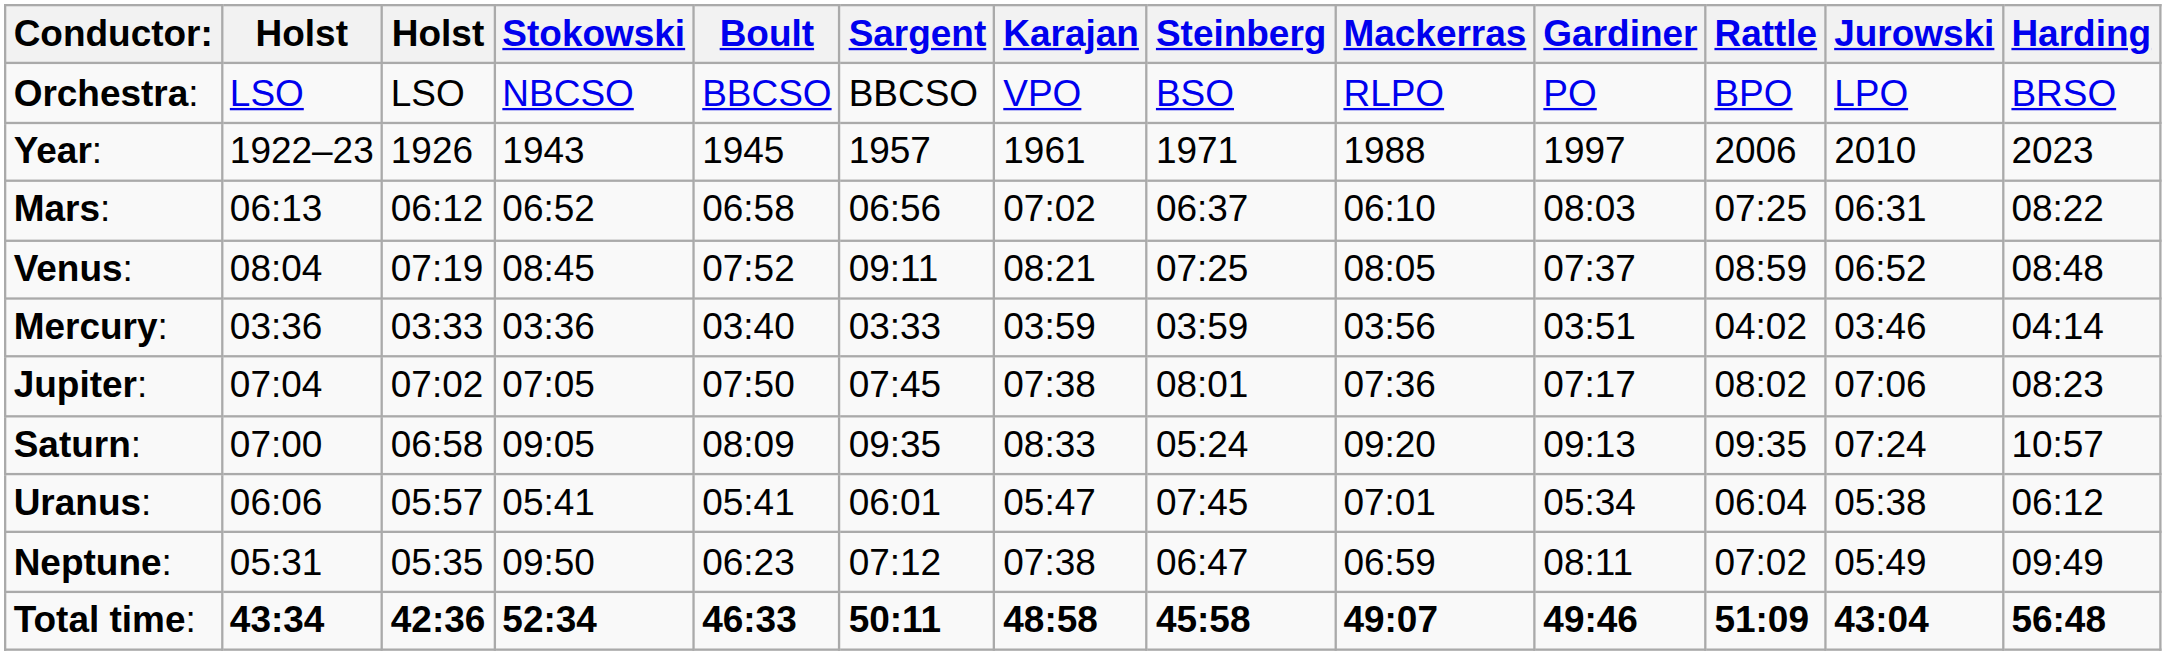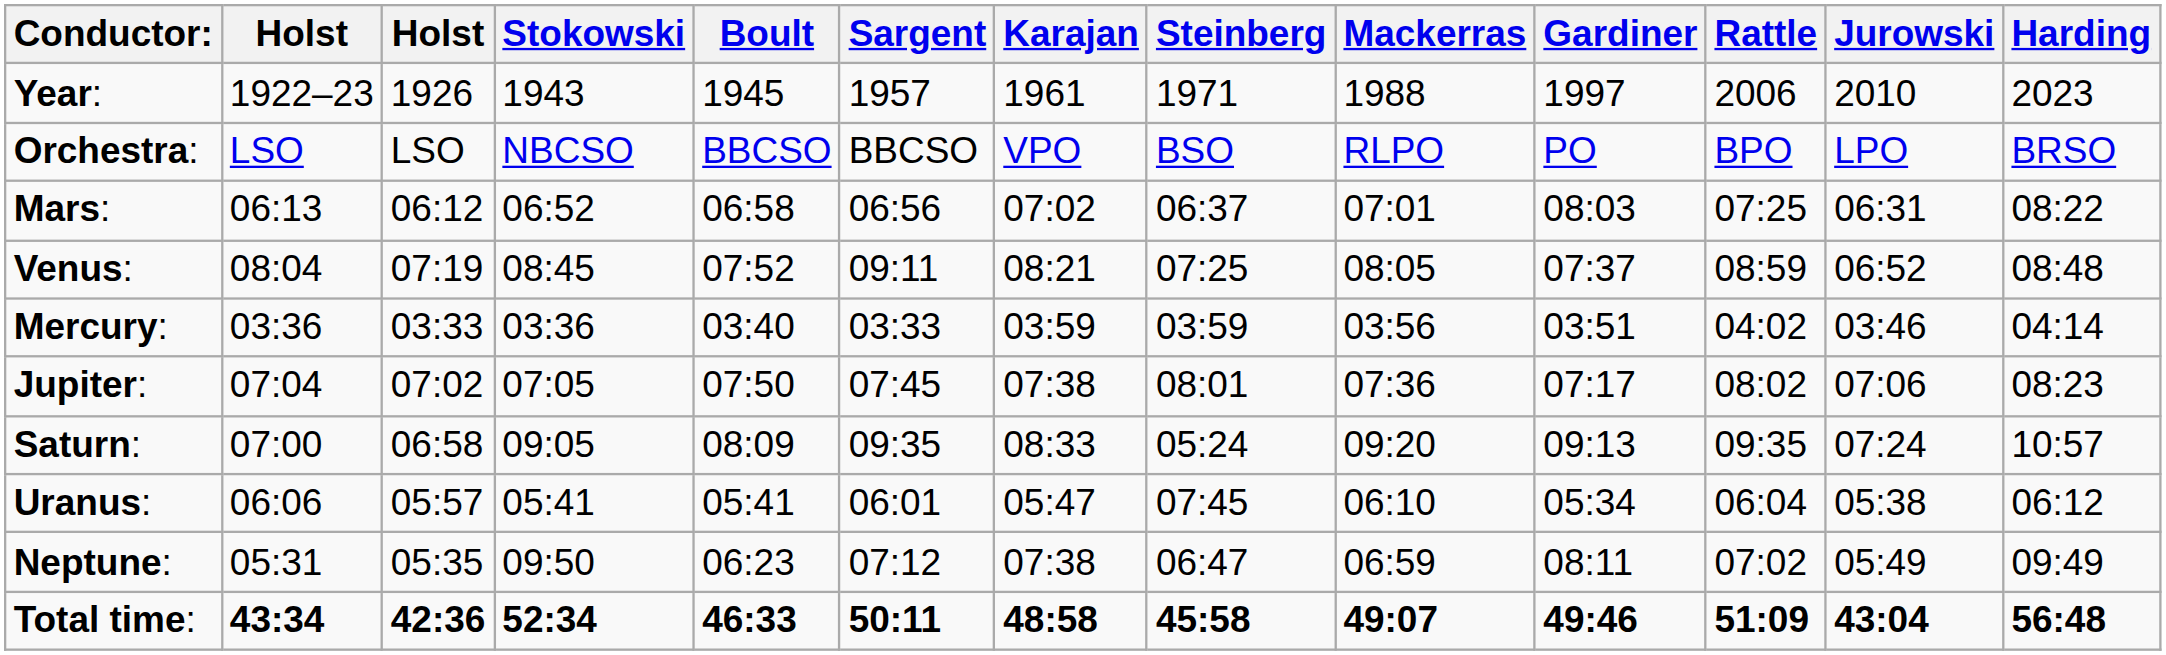rows swapped: (106, 92) <-> (58, 151)
(1390, 209) 06:10 -> (1390, 209) 07:01
(1390, 502) 07:01 -> (1390, 502) 06:10
